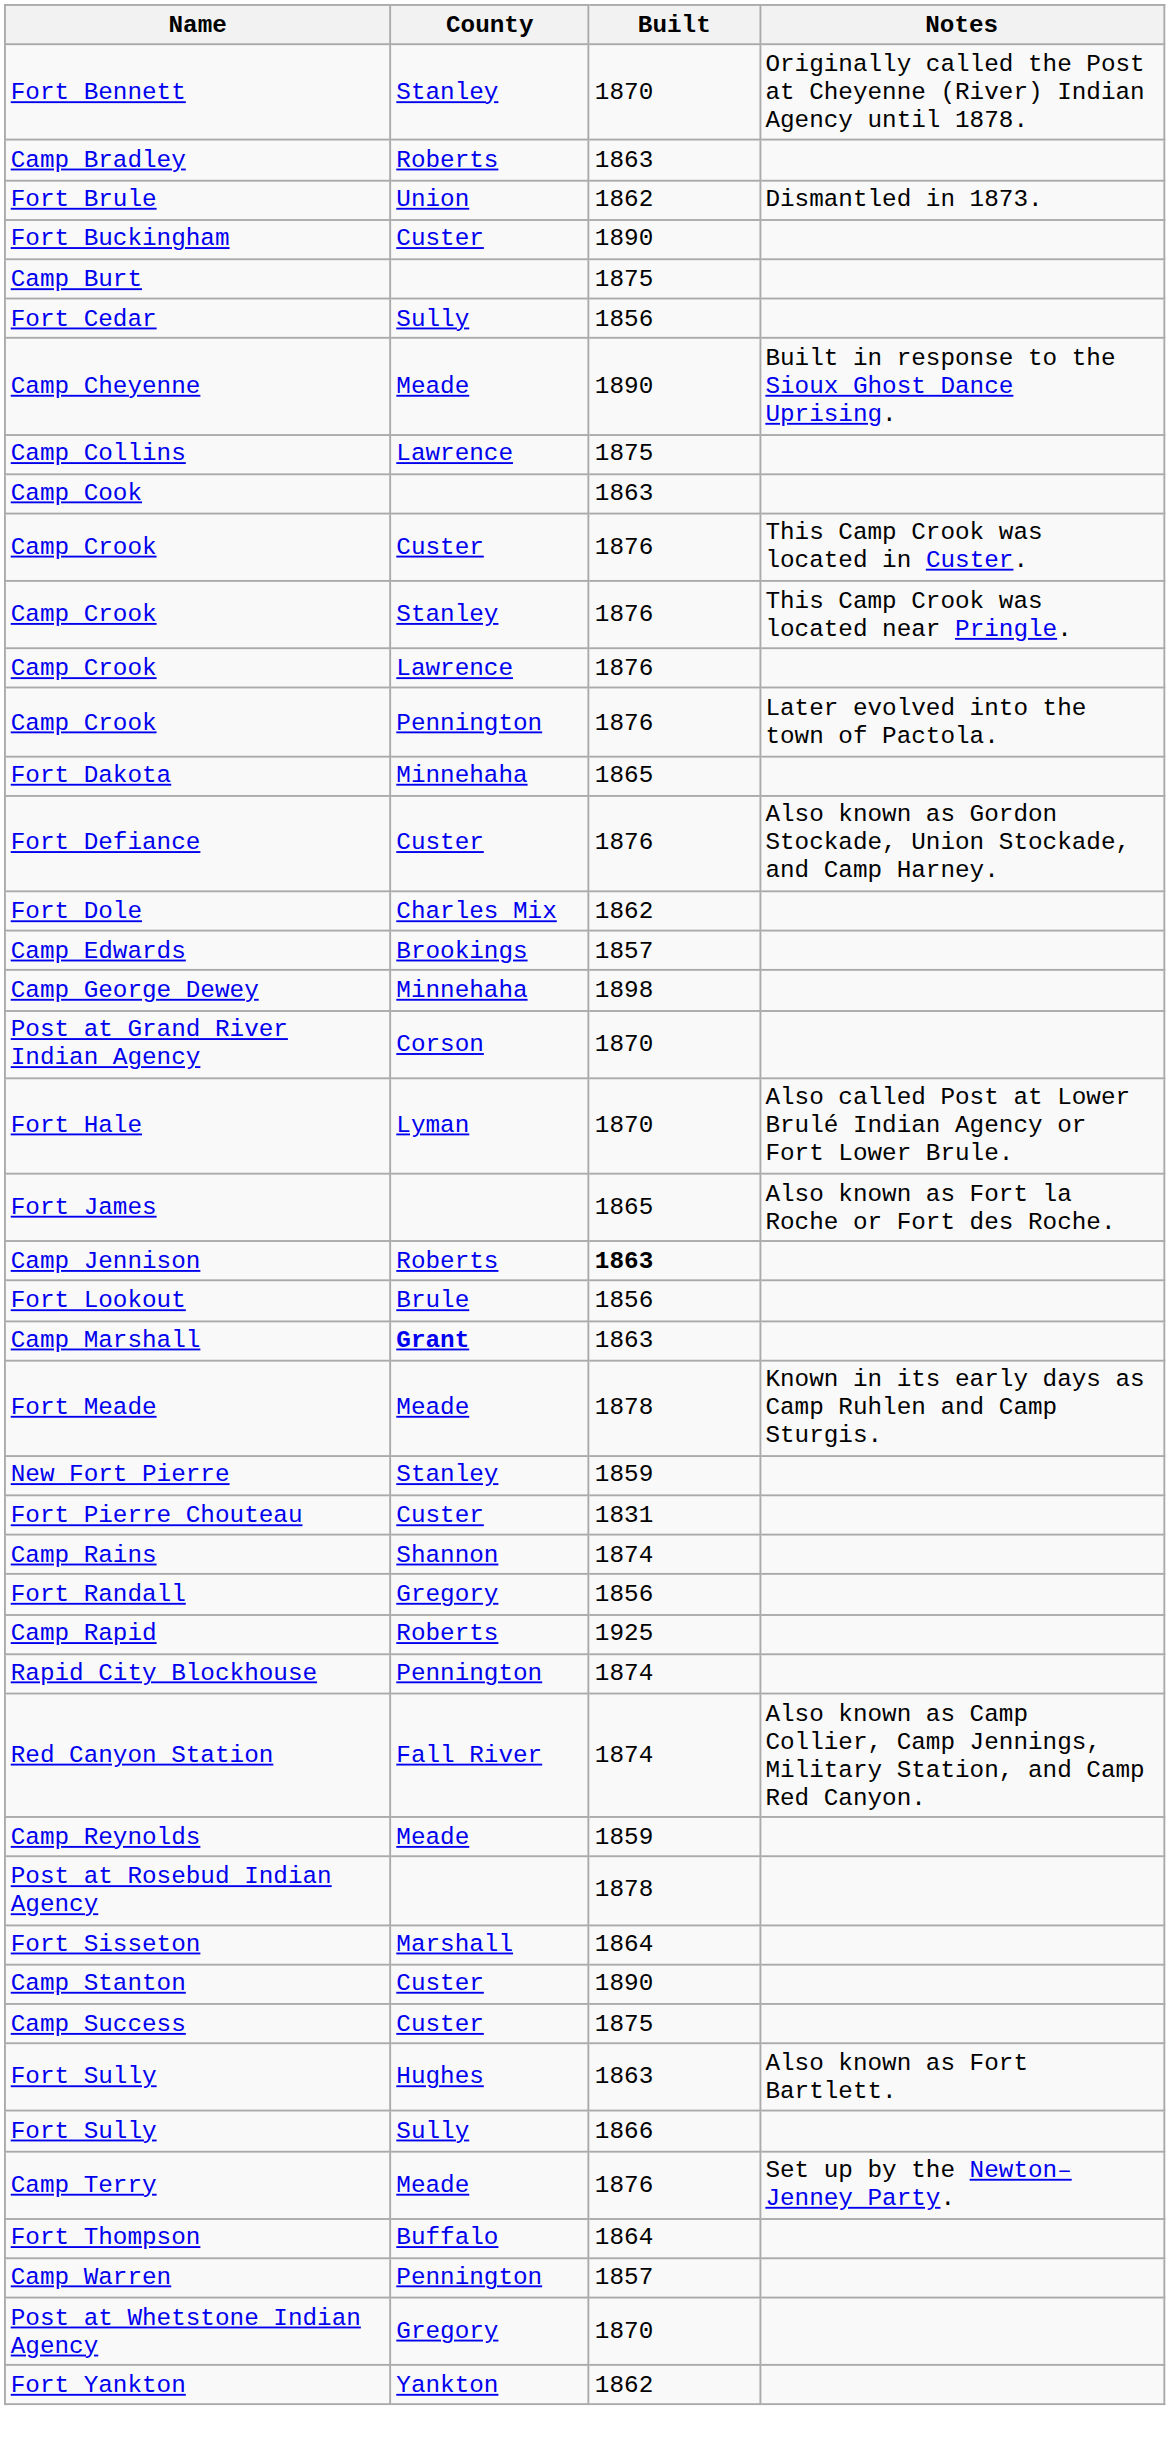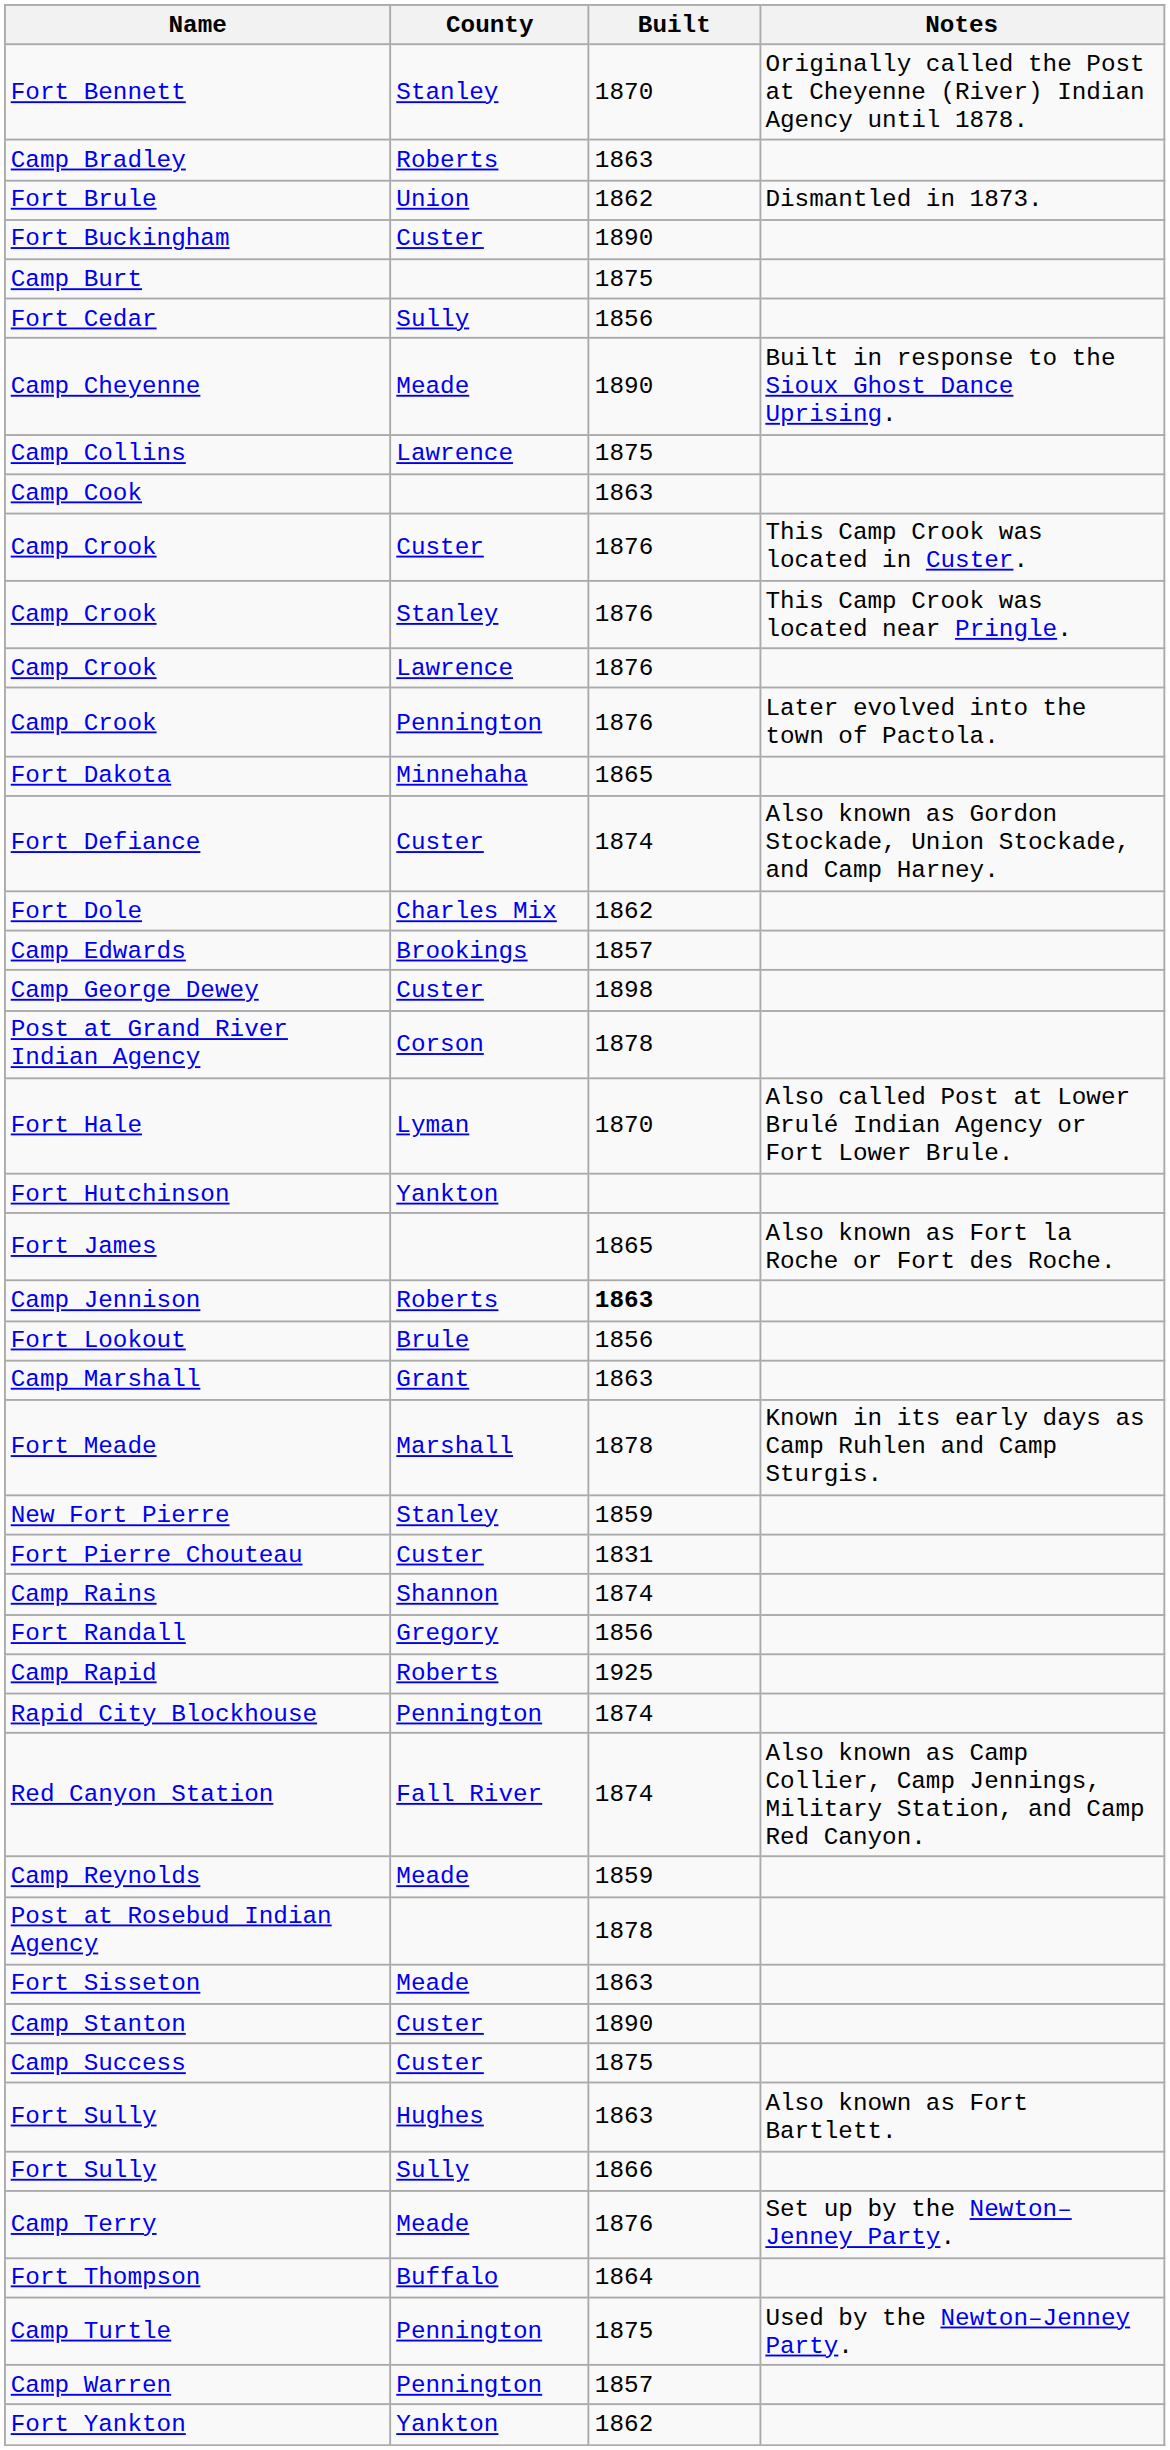(624, 843) 1876 -> (624, 843) 1874
(462, 990) Minnehaha -> (440, 990) Custer
(624, 1044) 1870 -> (624, 1044) 1878
+ row: (120, 1193)
(433, 1340) bold -> (433, 1380) normal
(433, 1408) Meade -> (455, 1448) Marshall
(455, 1944) Marshall -> (433, 1984) Meade
(624, 1944) 1864 -> (624, 1984) 1863
+ row: (91, 2332)
- row: (186, 2332)
